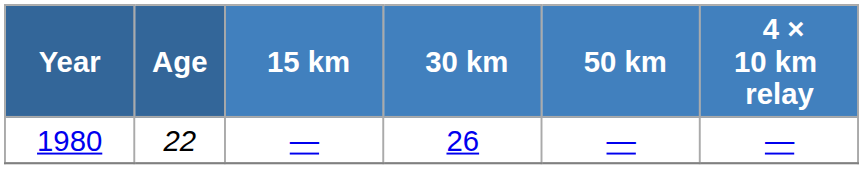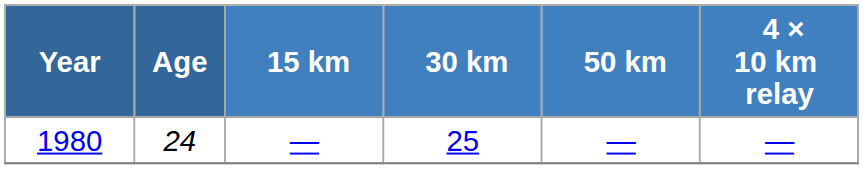(180, 140) 22 -> (180, 140) 24
(463, 140) 26 -> (463, 140) 25
